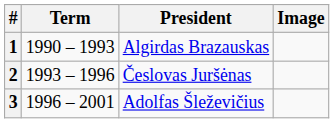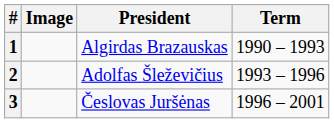columns swapped: (301, 18) <-> (70, 18)
(187, 74) Česlovas Juršėnas -> (152, 74) Adolfas Šleževičius
(193, 103) Adolfas Šleževičius -> (146, 103) Česlovas Juršėnas
